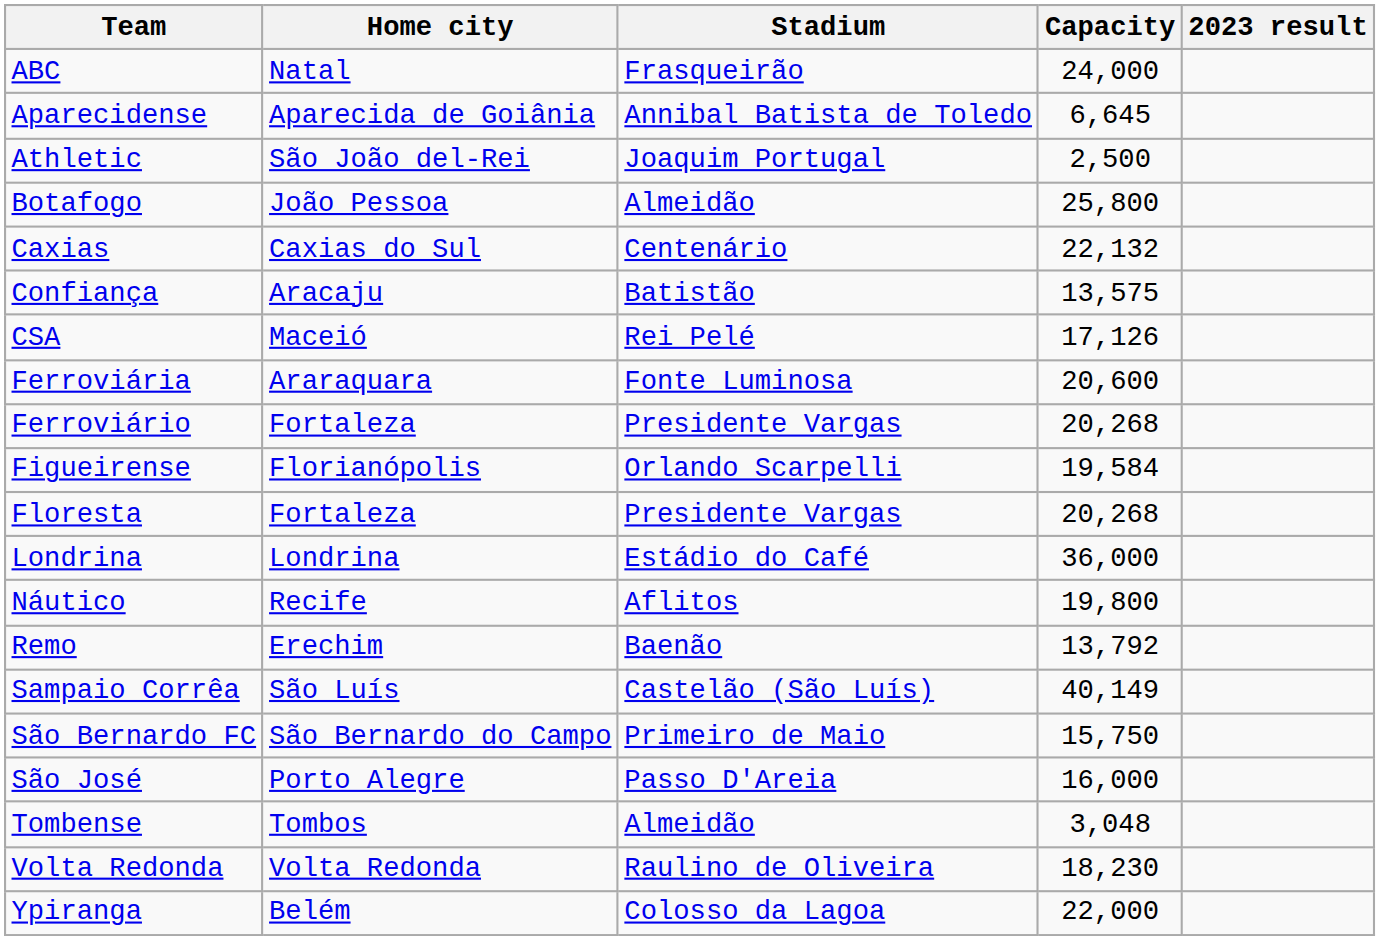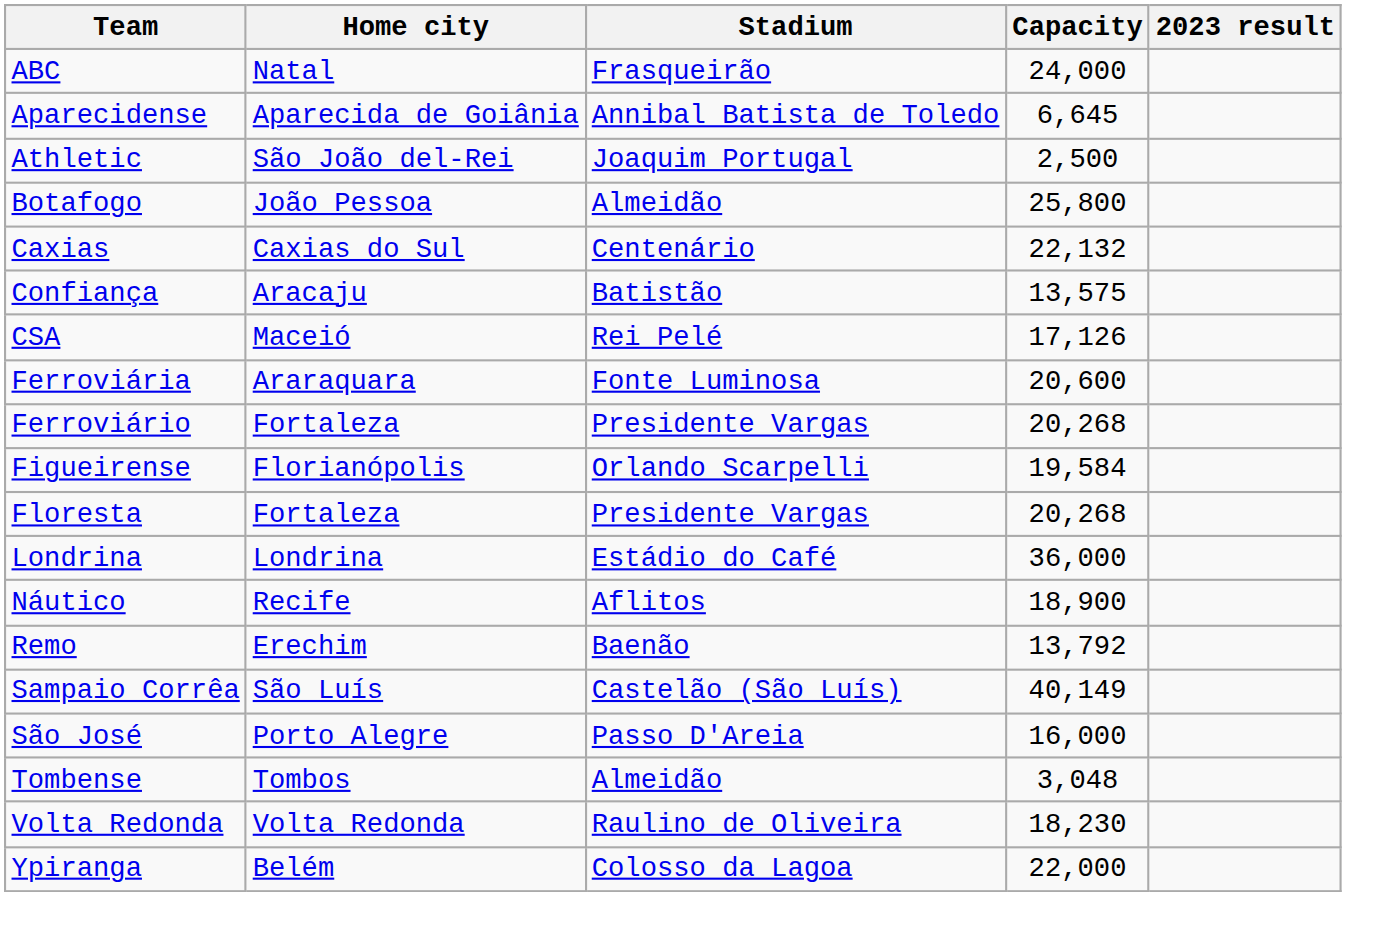(1110, 603) 19,800 -> (1078, 603) 18,900
- row: (134, 736)
